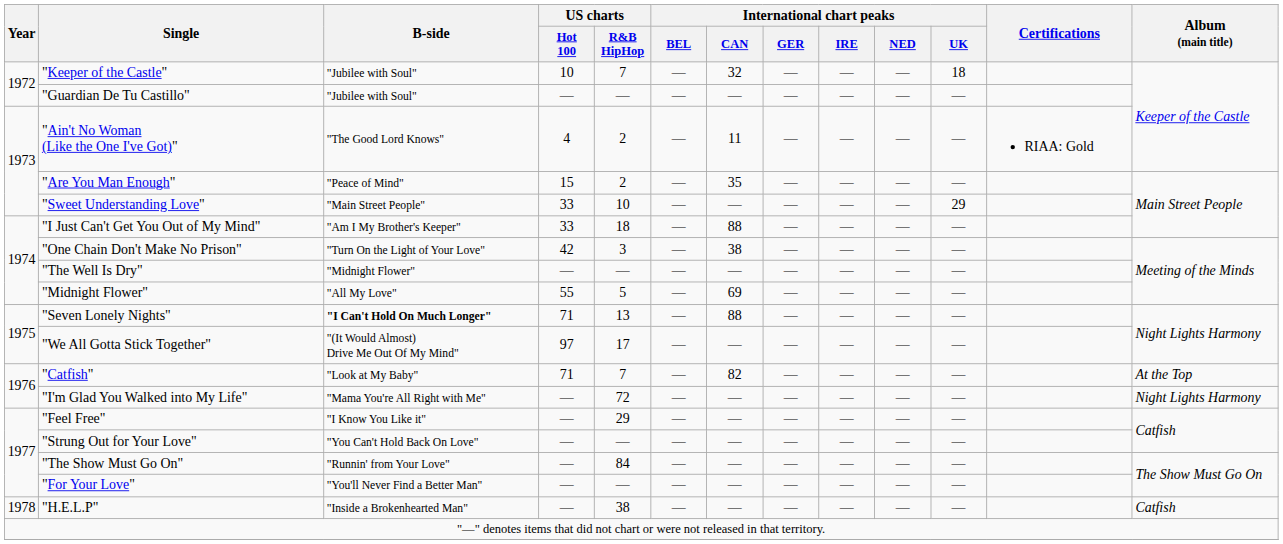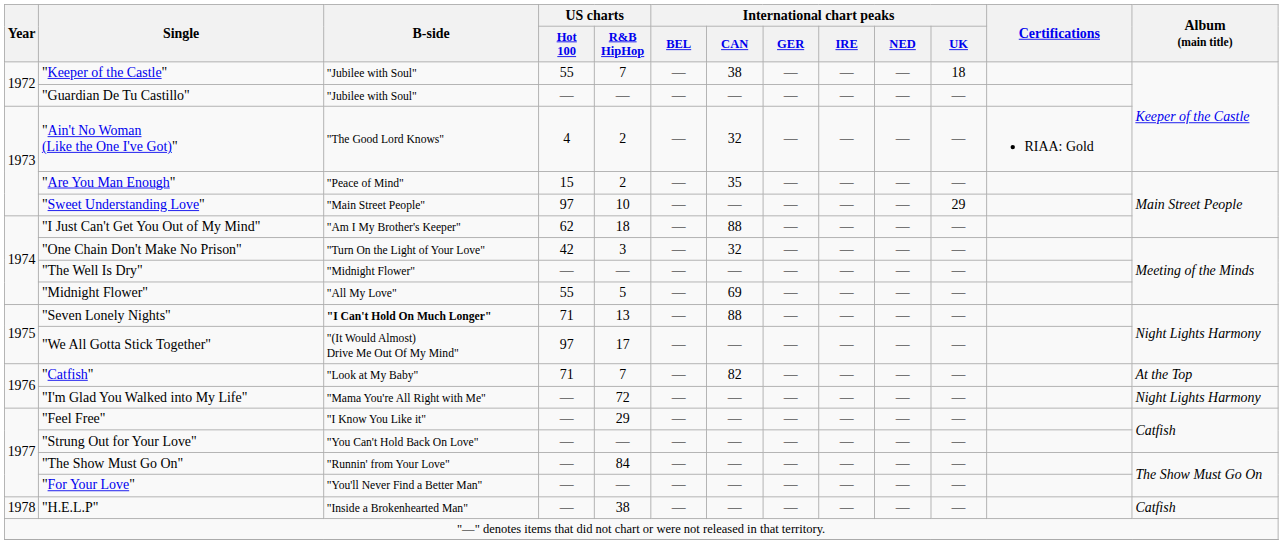(567, 73) 10 -> (567, 73) 55
(735, 73) 32 -> (735, 73) 38
(735, 138) 11 -> (735, 138) 32
(567, 204) 33 -> (567, 204) 97
(567, 226) 33 -> (567, 226) 62
(735, 249) 38 -> (735, 249) 32
